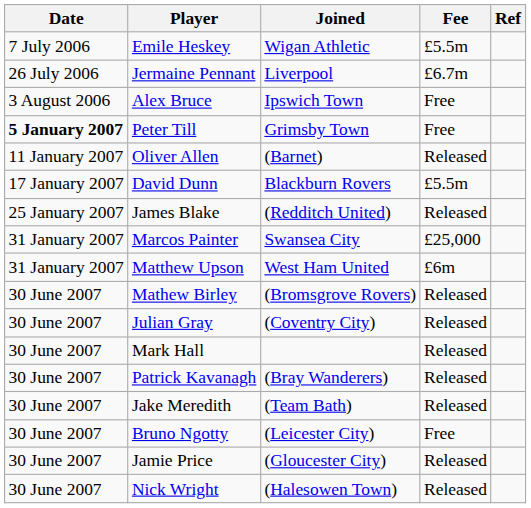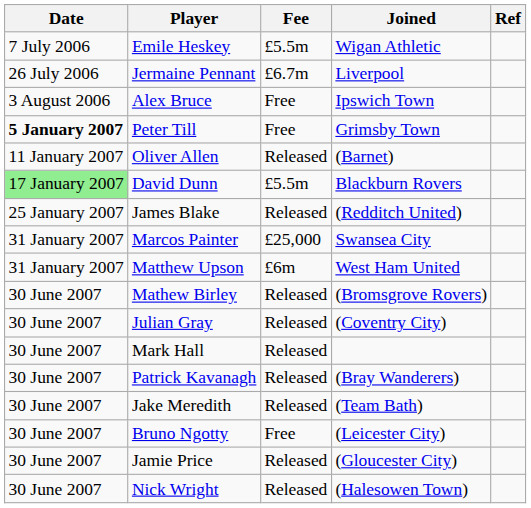columns swapped: (456, 18) <-> (340, 18)
(66, 184) no background -> (66, 184) lightgreen background
